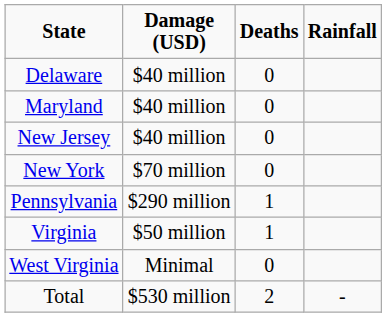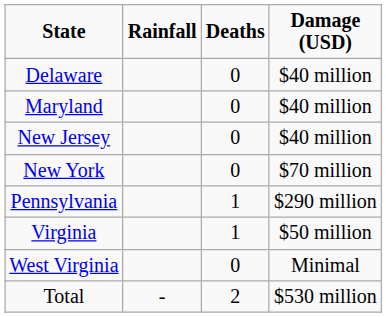columns swapped: (342, 31) <-> (179, 31)
